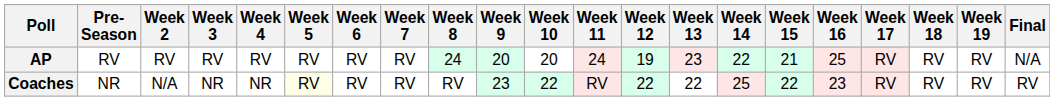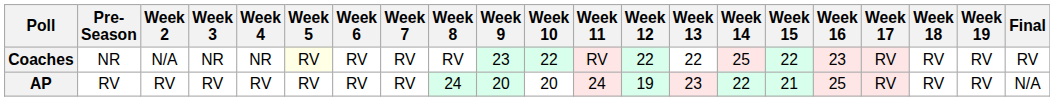rows swapped: (41, 60) <-> (41, 84)
